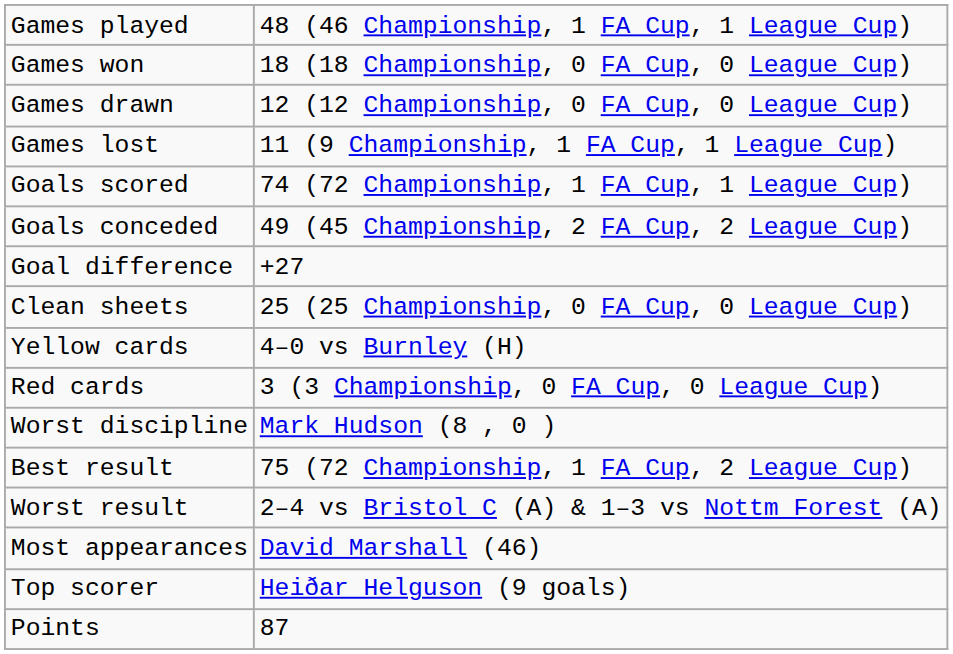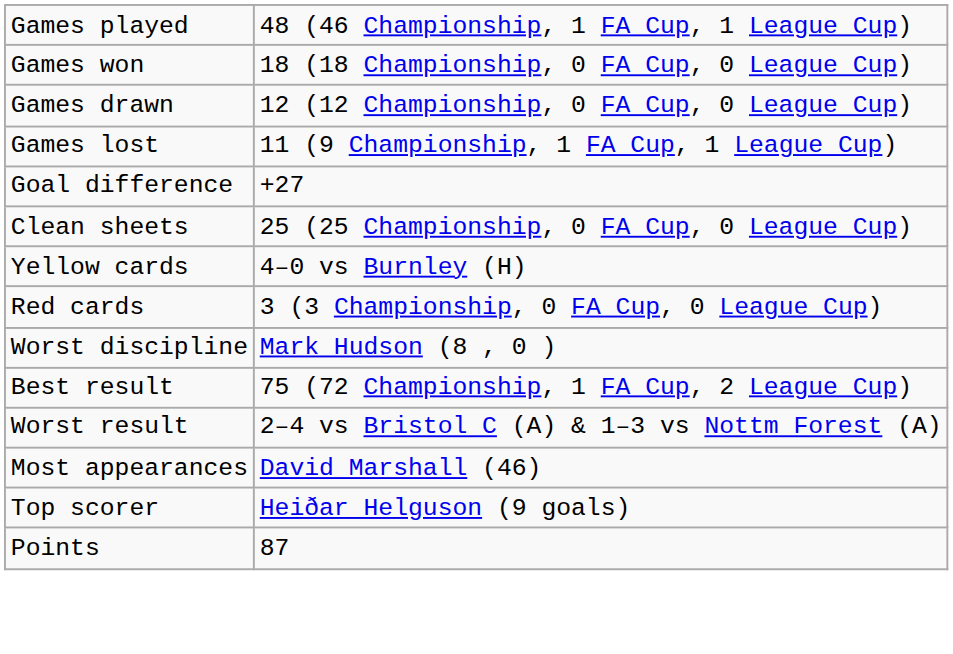- row: (100, 186)
- row: (115, 226)
